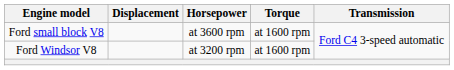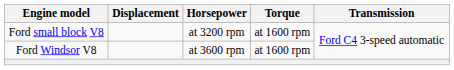(217, 31) at 3600 rpm -> (217, 31) at 3200 rpm
(217, 50) at 3200 rpm -> (217, 50) at 3600 rpm
